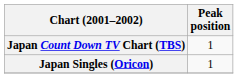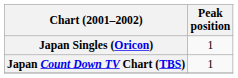rows swapped: (96, 63) <-> (96, 45)
